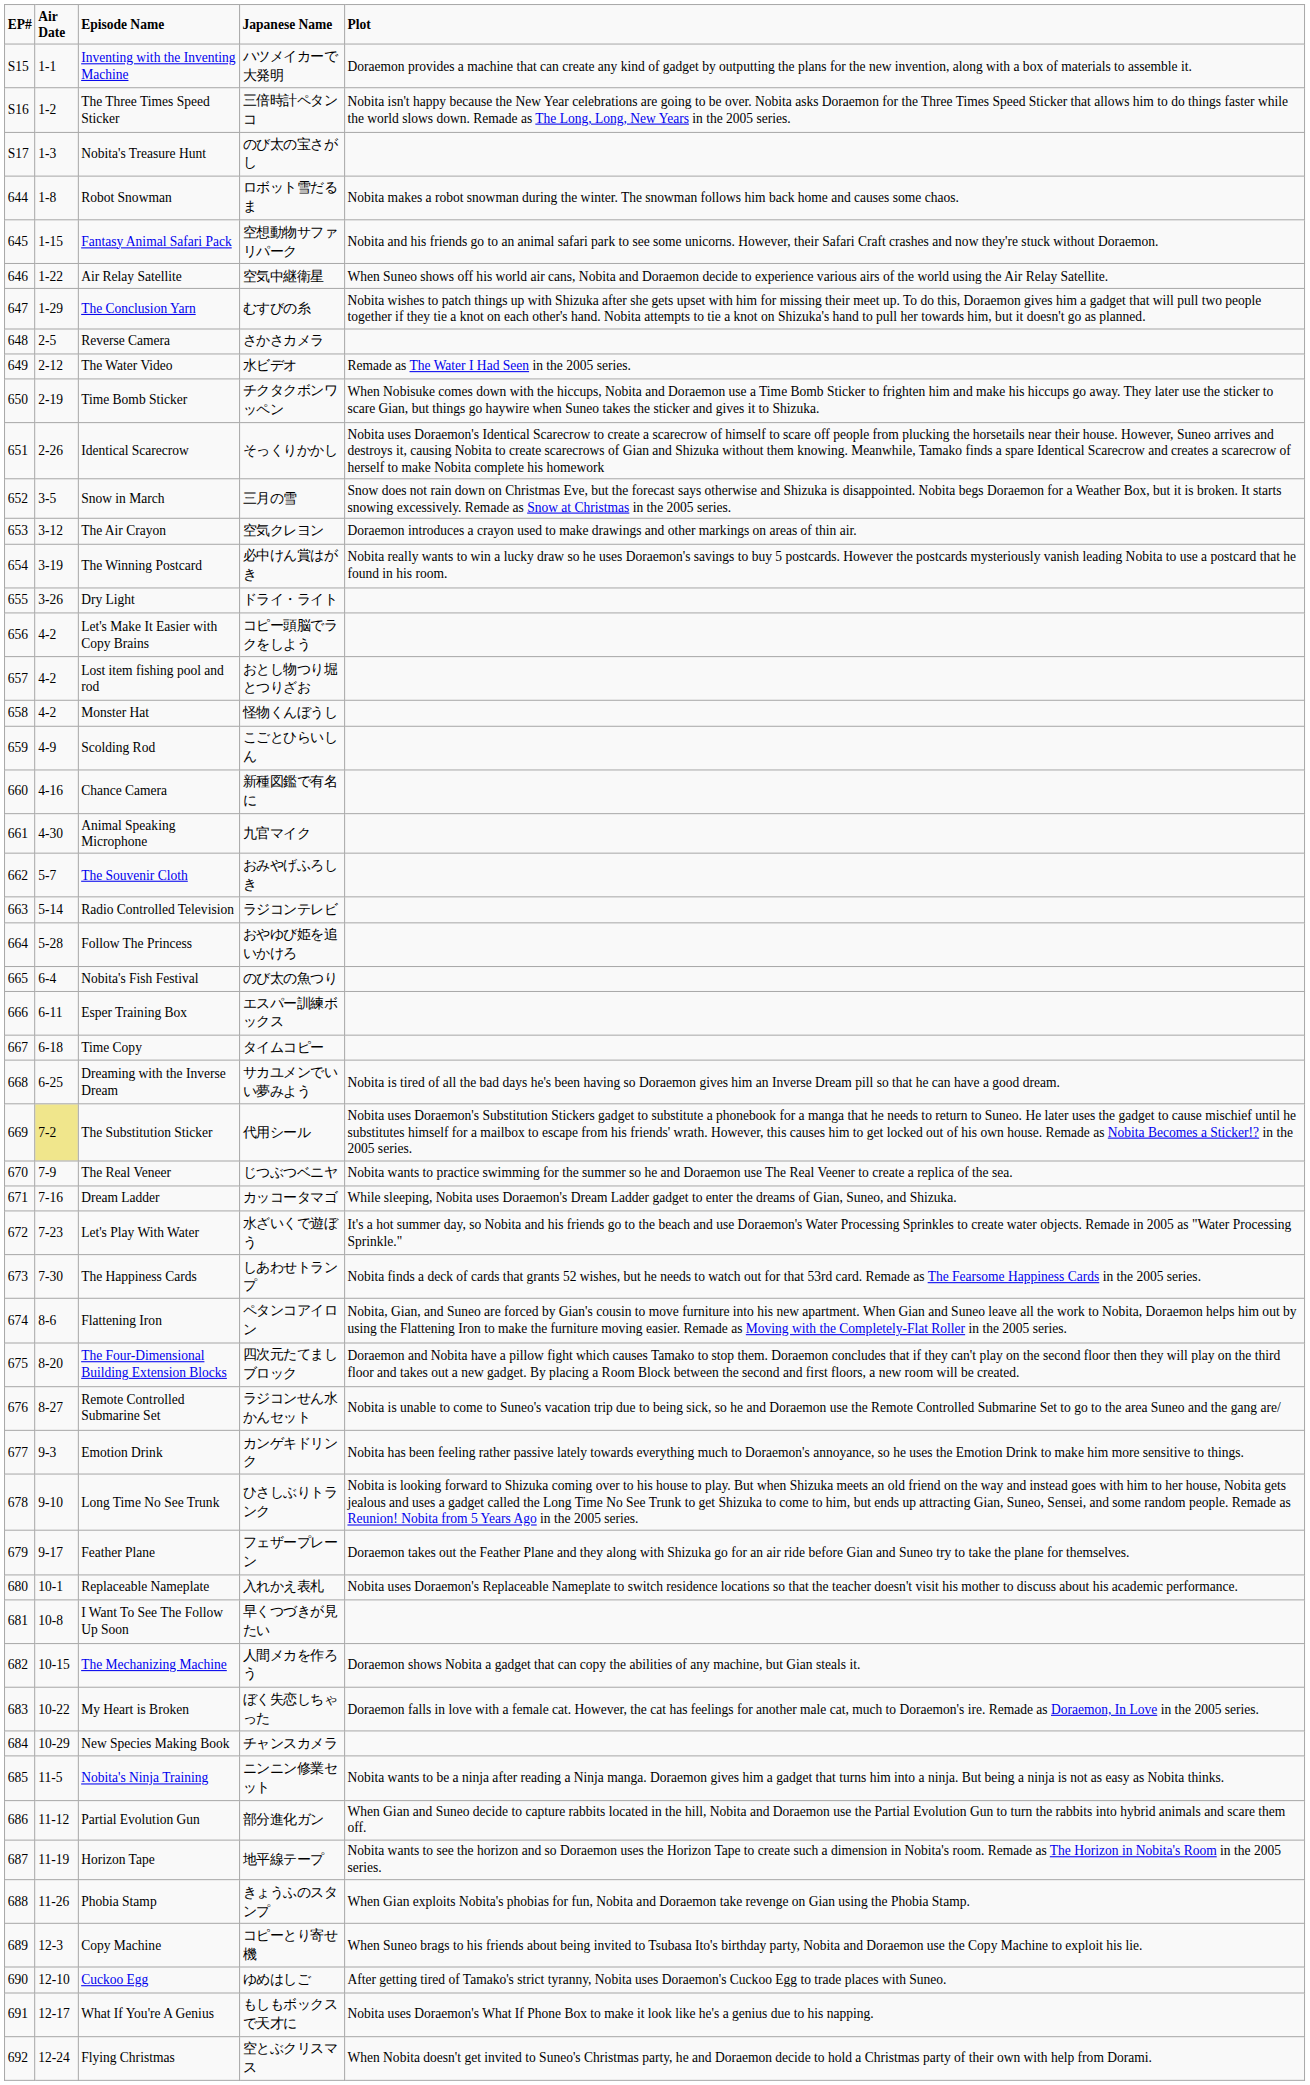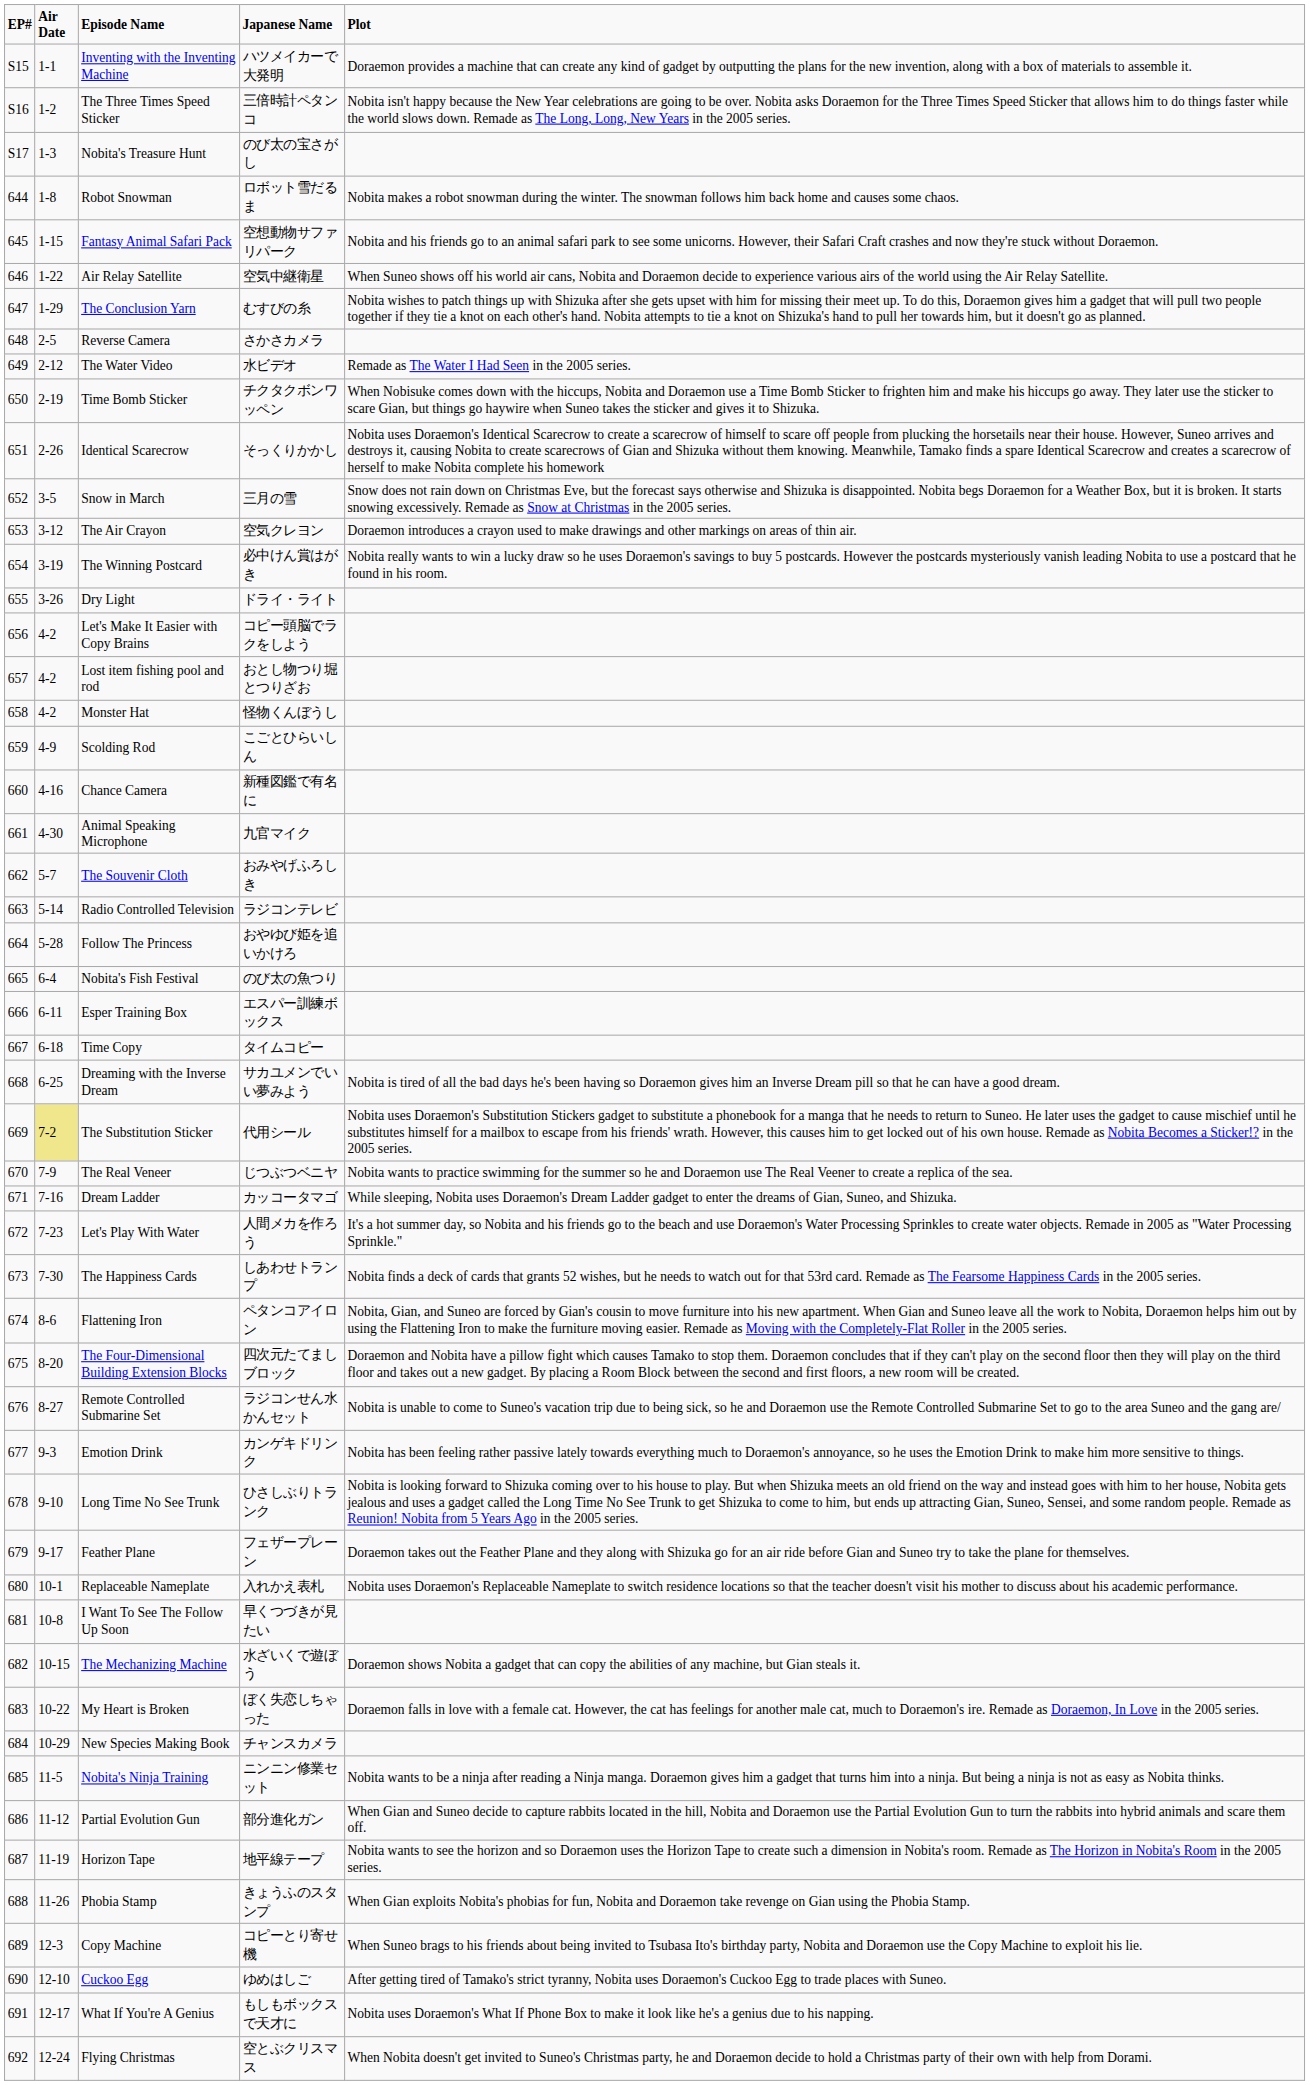(290, 1232) 水ざいくで遊ぼう -> (290, 1232) 人間メカを作ろう
(290, 1665) 人間メカを作ろう -> (290, 1665) 水ざいくで遊ぼう
